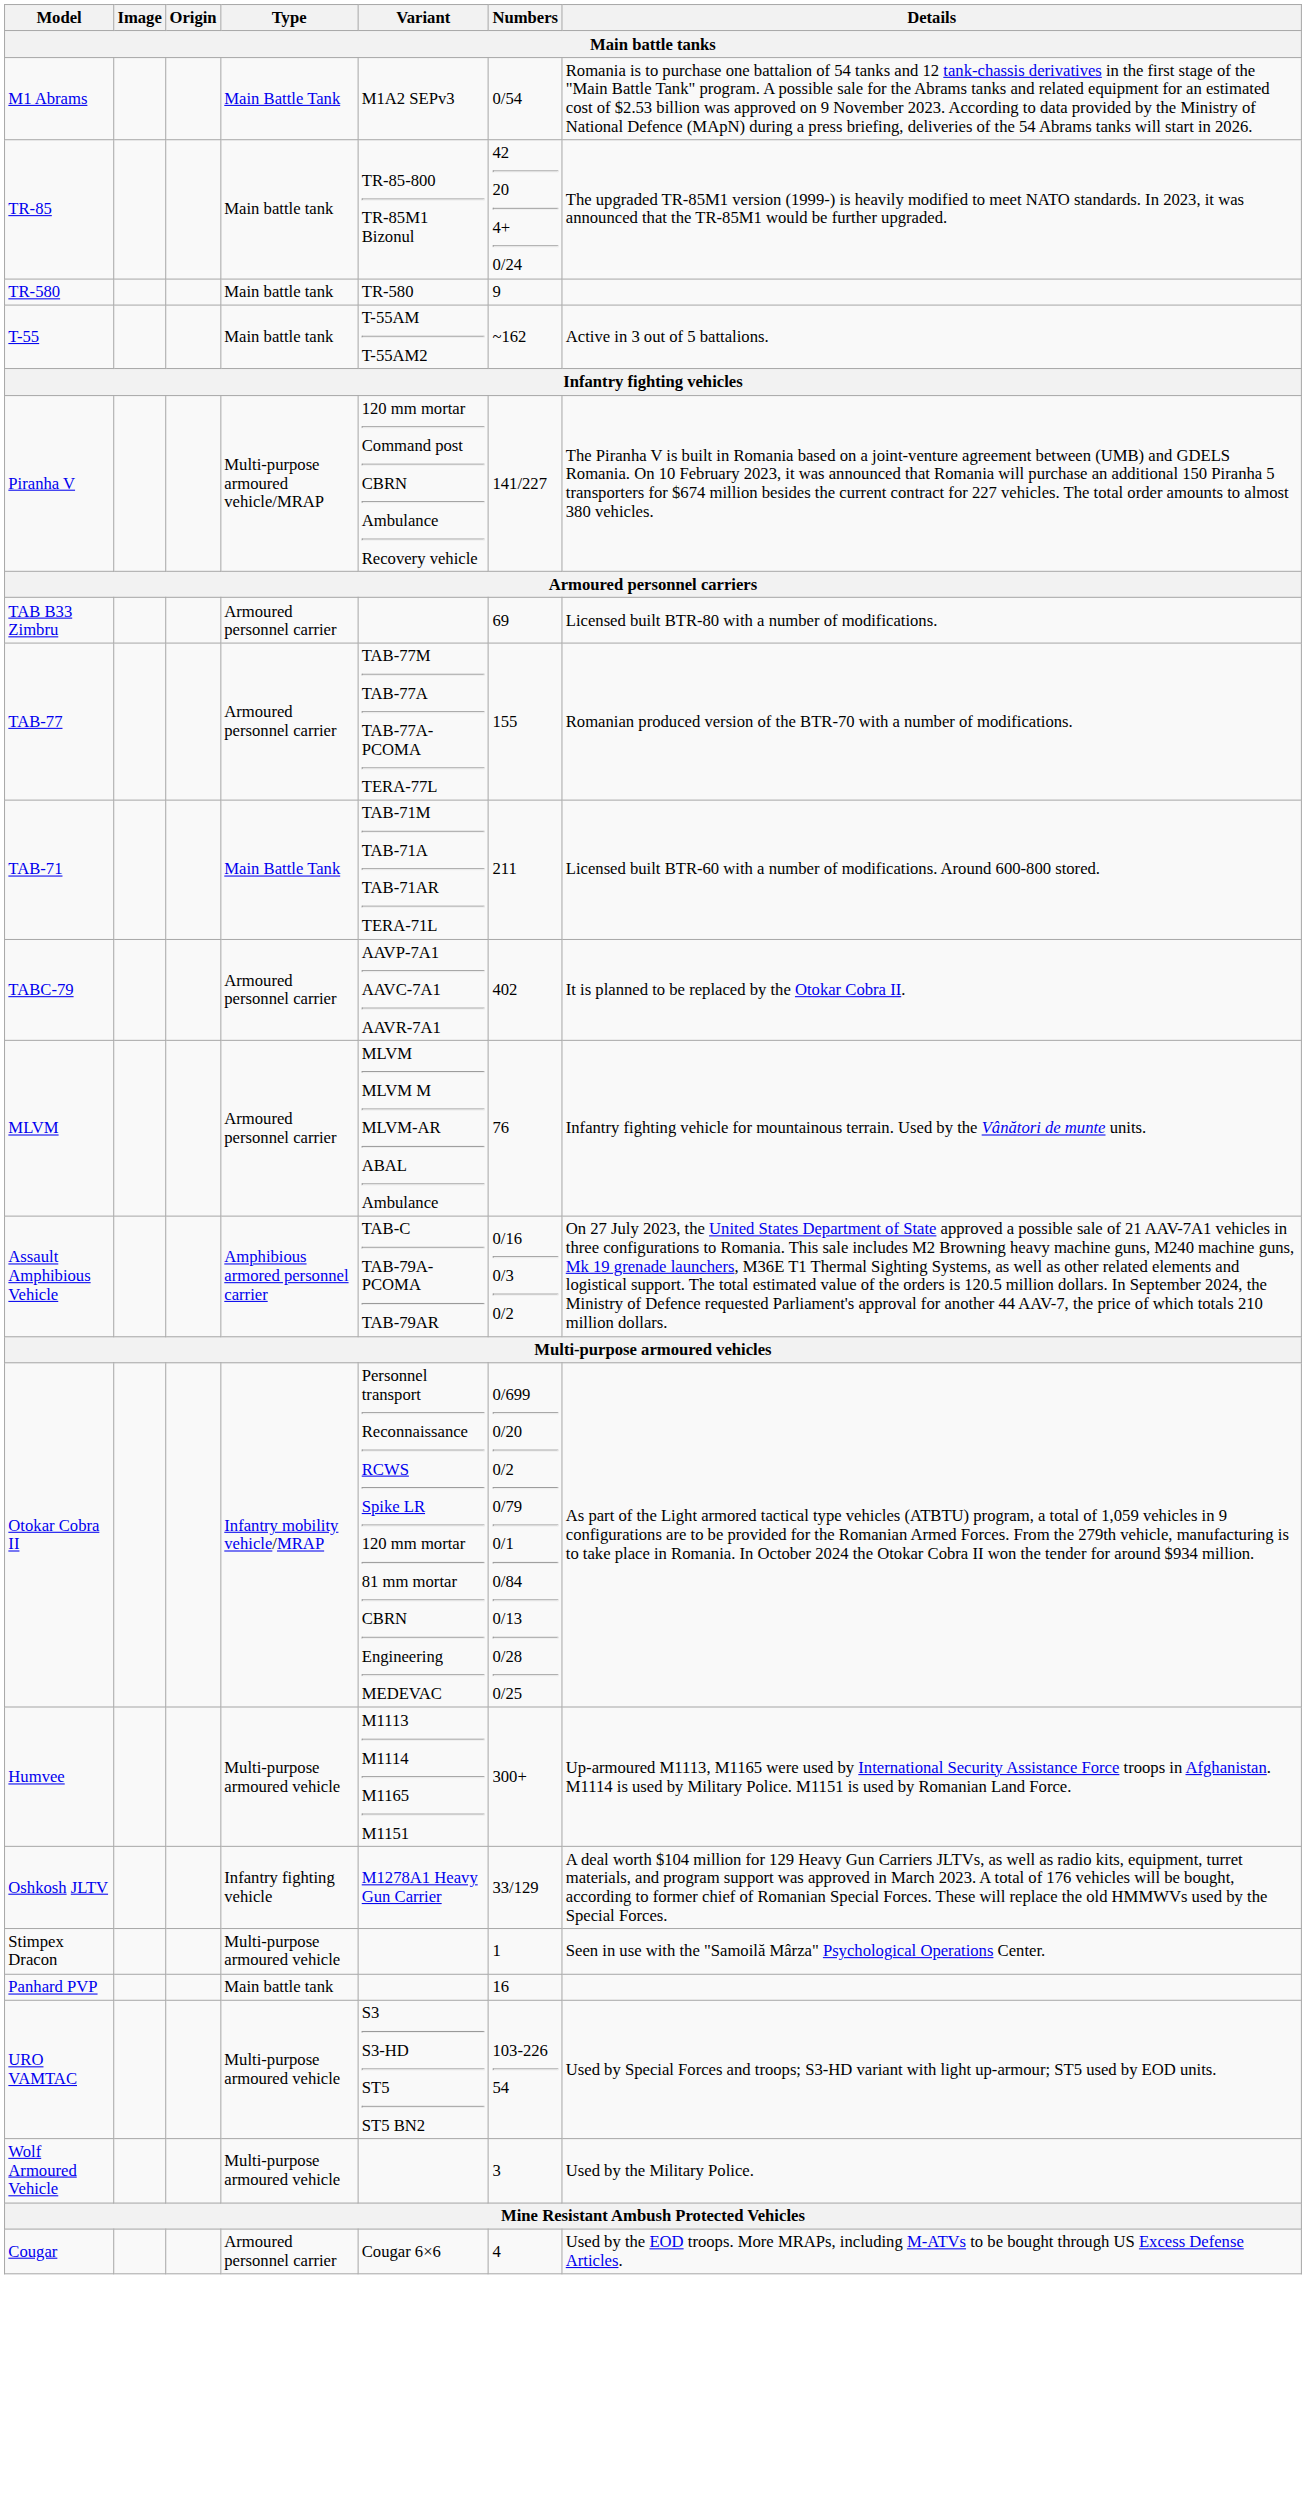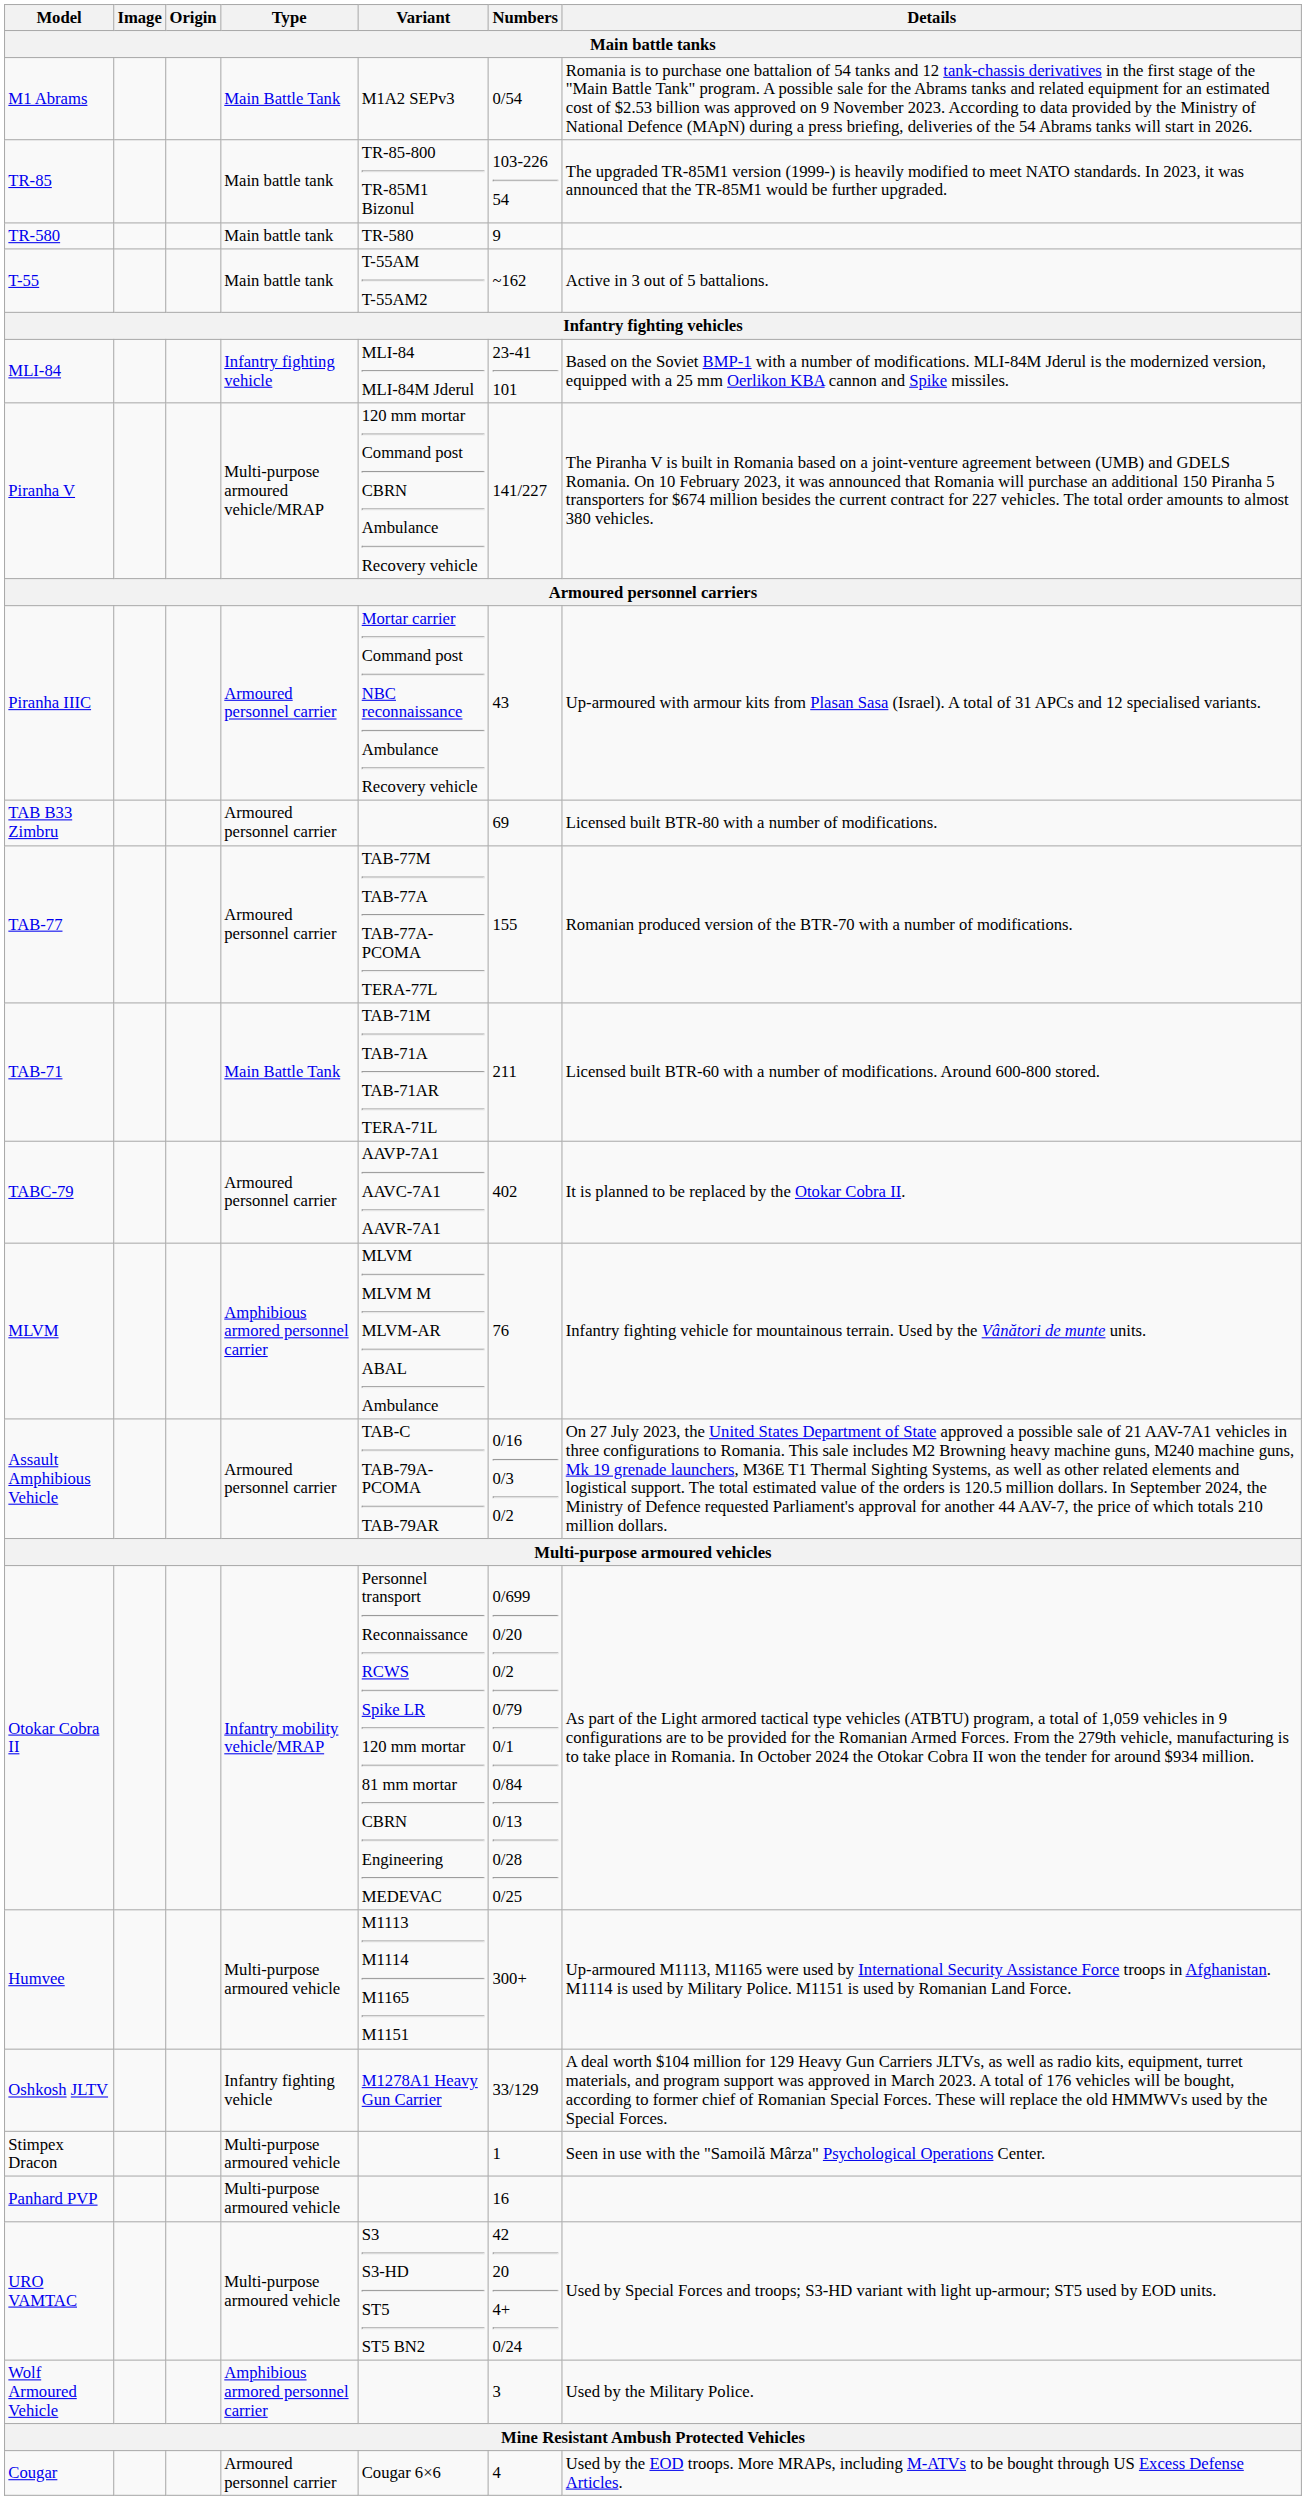(525, 209) 42 20 4+ 0/24 -> (525, 181) 103-226 54
+ row: (35, 370)
+ row: (50, 702)
(280, 1128) Armoured personnel carrier -> (286, 1330) Amphibious armored personnel carrier
(286, 1276) Amphibious armored personnel carrier -> (280, 1478) Armoured personnel carrier
(279, 1986) Main battle tank -> (282, 2198) Multi-purpose armoured vehicle
(525, 2069) 103-226 54 -> (525, 2290) 42 20 4+ 0/24
(282, 2170) Multi-purpose armoured vehicle -> (286, 2392) Amphibious armored personnel carrier
